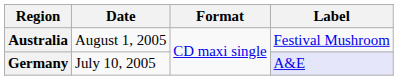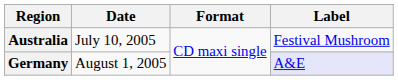(121, 39) August 1, 2005 -> (115, 39) July 10, 2005
(115, 63) July 10, 2005 -> (121, 63) August 1, 2005
